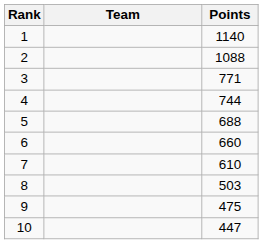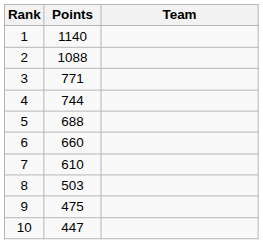columns swapped: (123, 15) <-> (230, 15)
